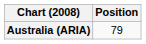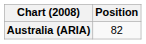(117, 30) 79 -> (117, 30) 82
